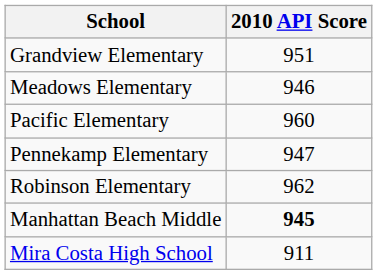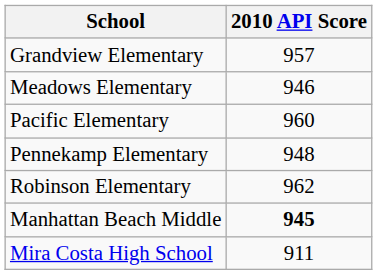(299, 54) 951 -> (299, 54) 957
(299, 153) 947 -> (299, 153) 948
